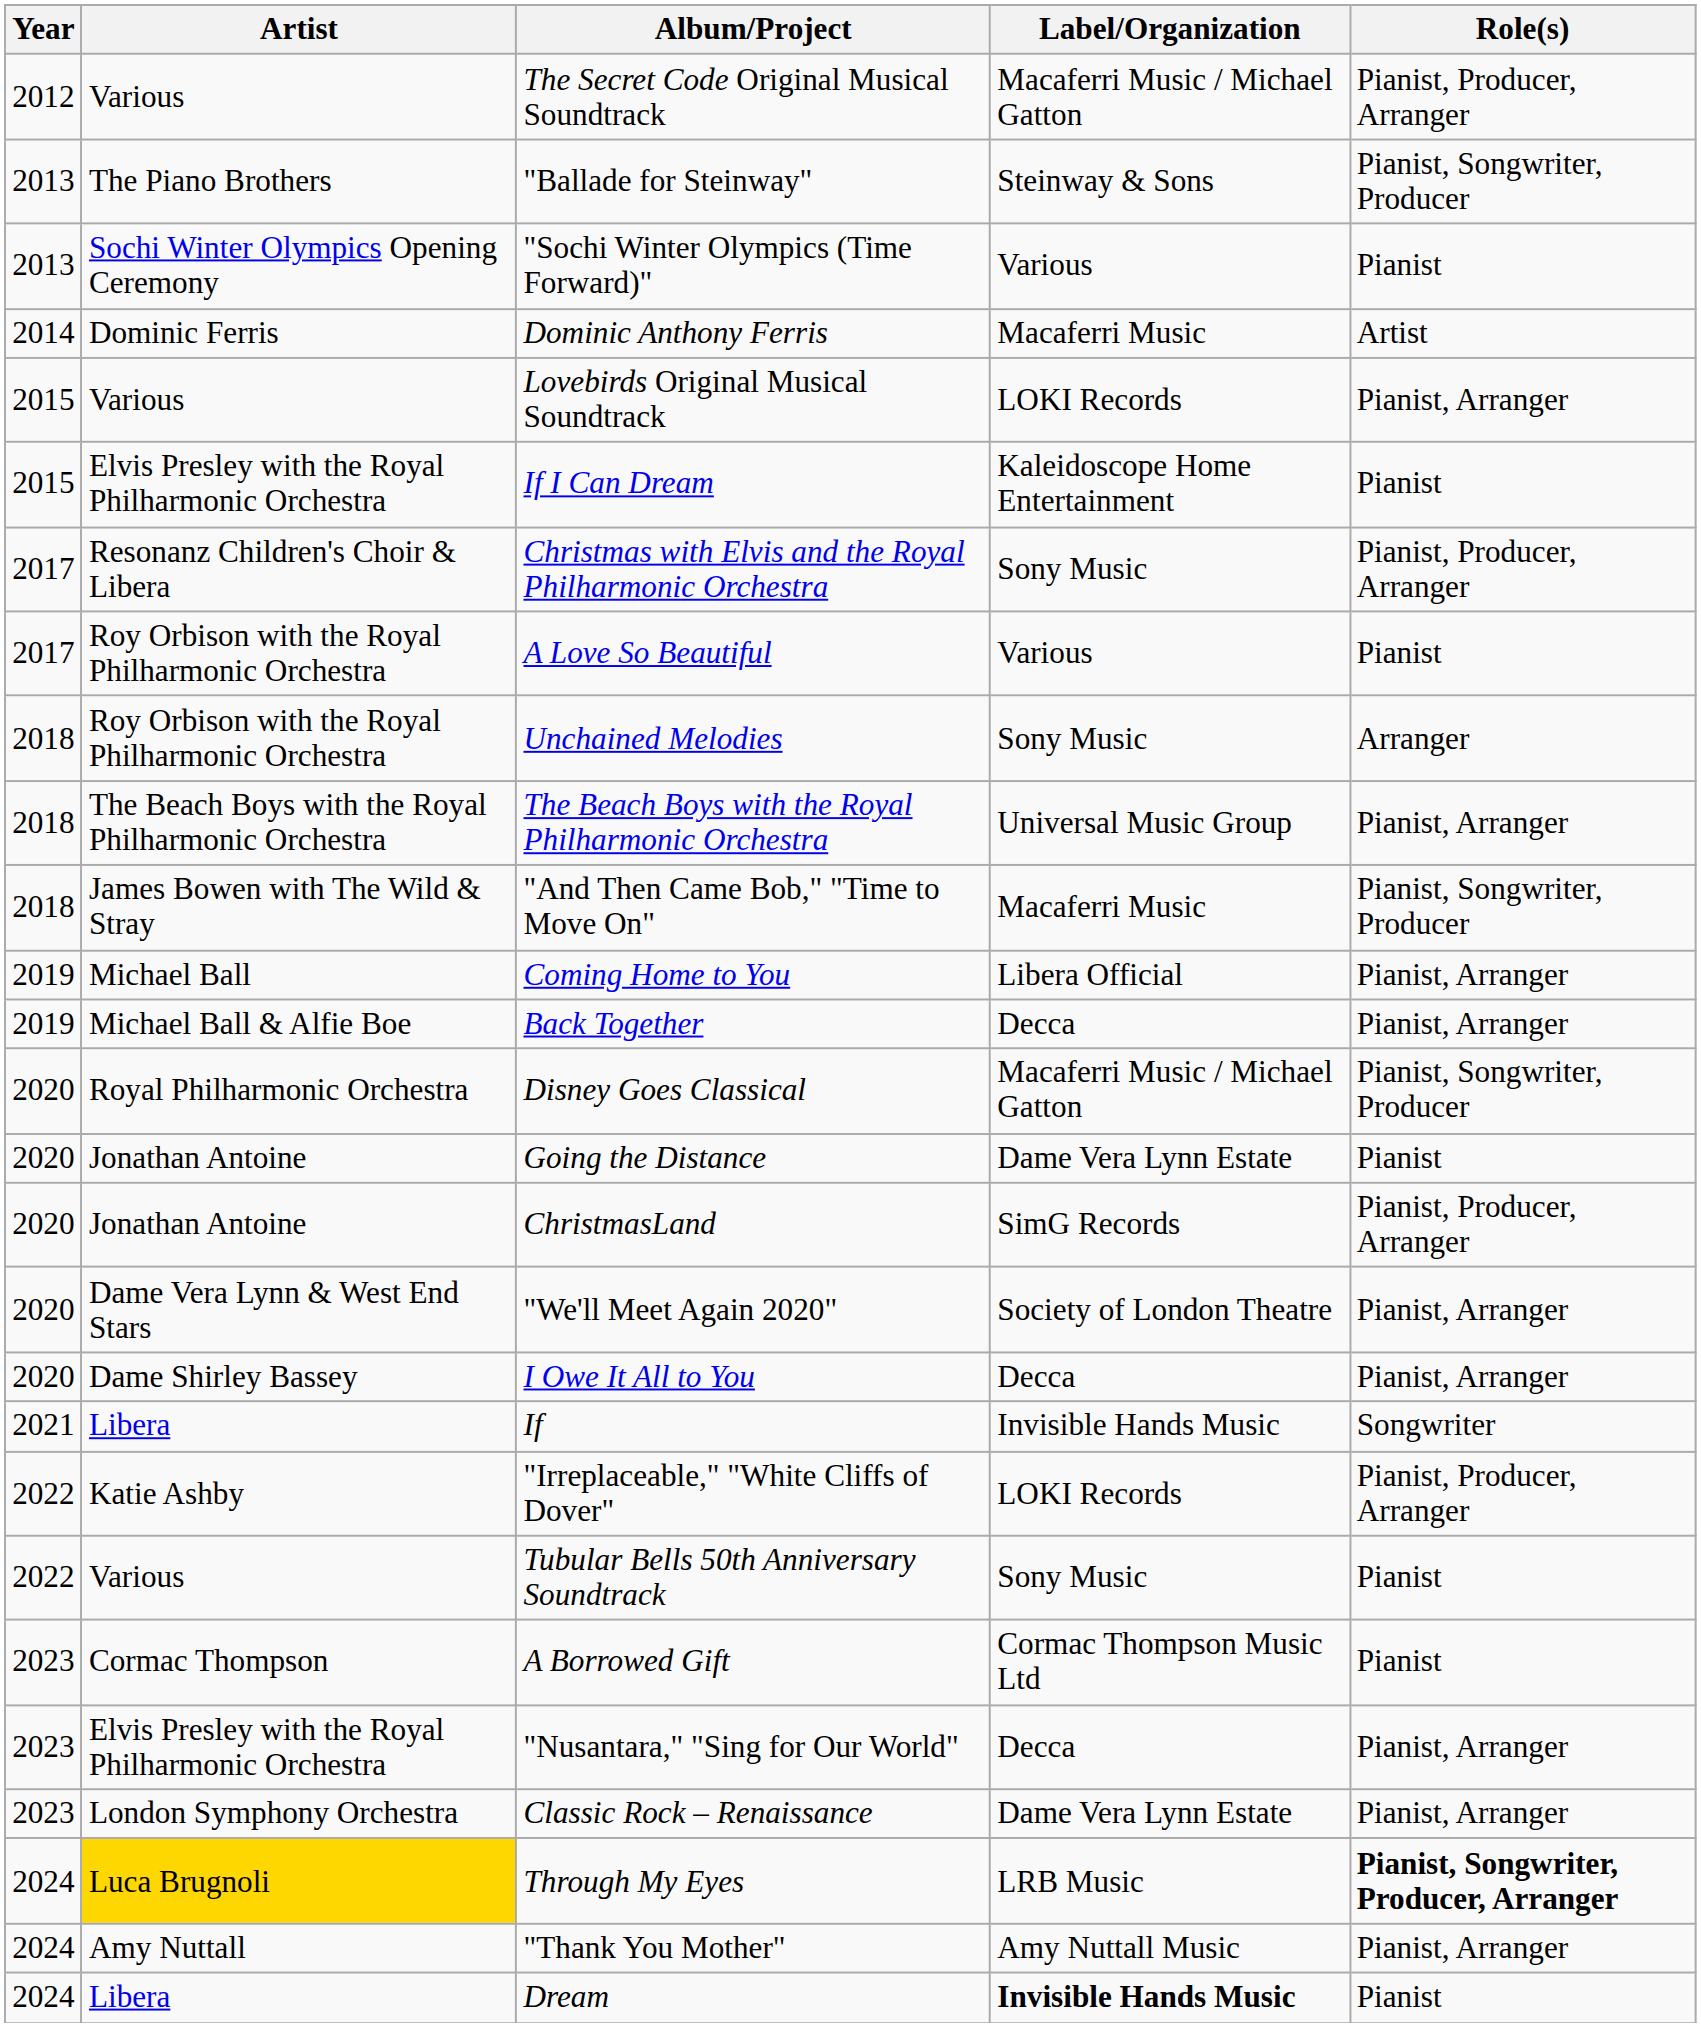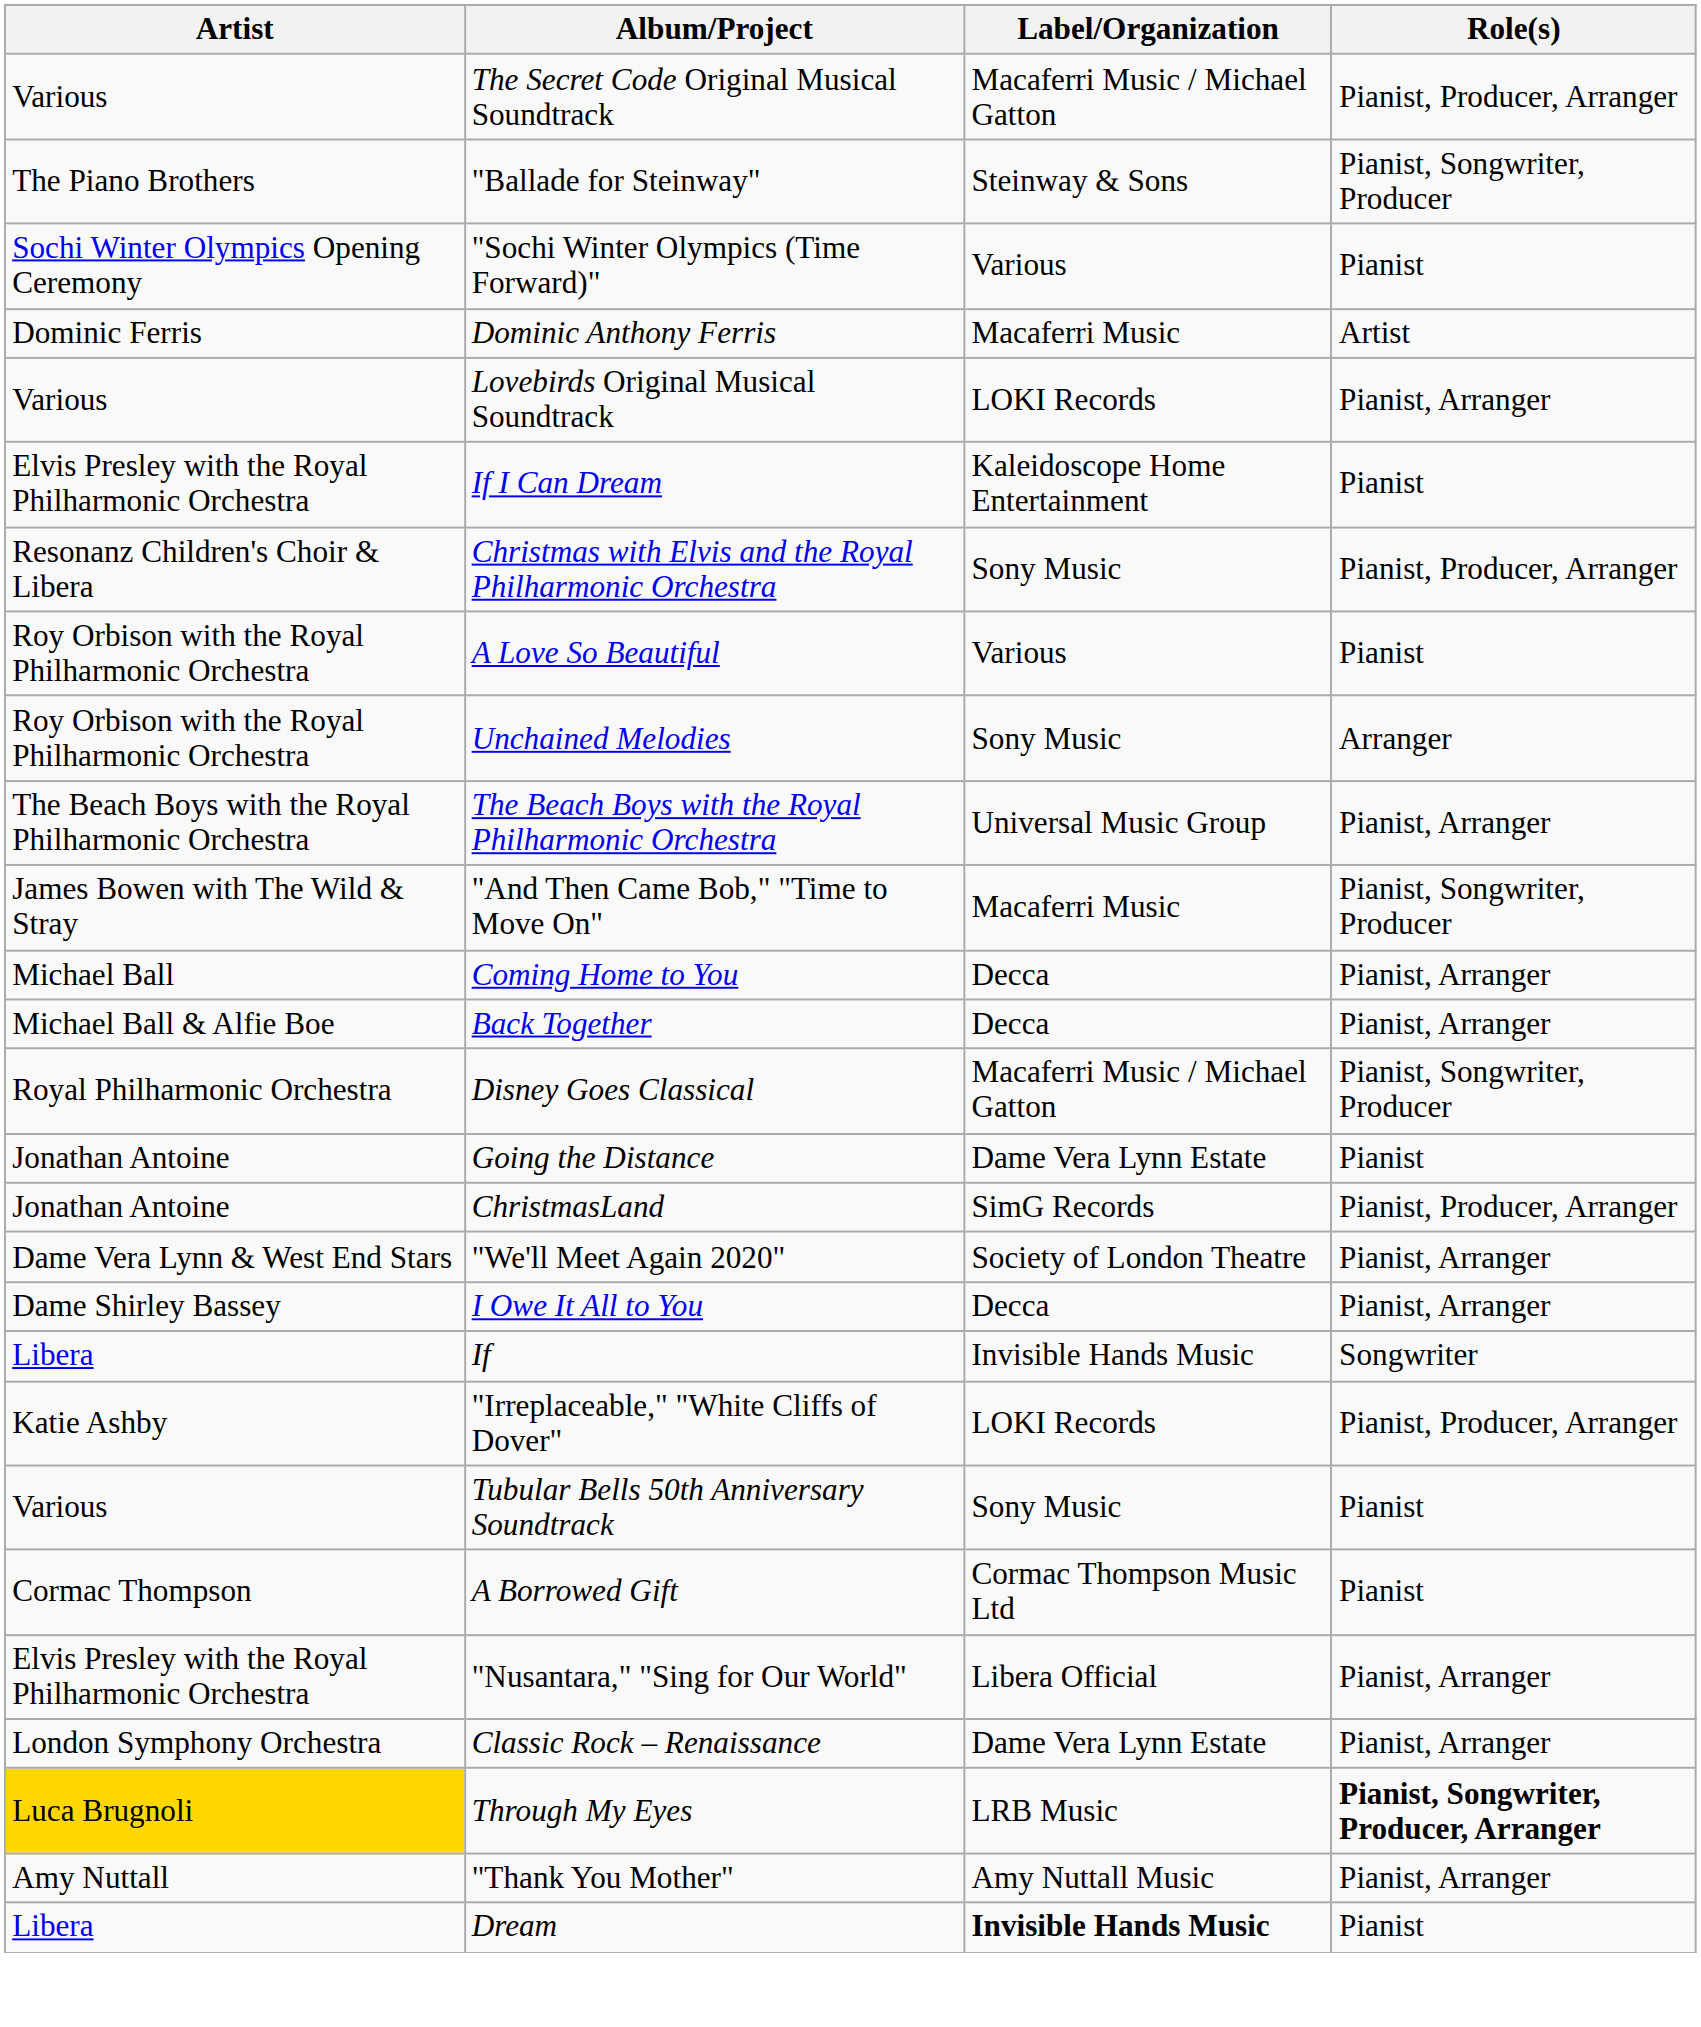- column: (43, 29)
(1090, 974) Libera Official -> (1010, 974) Decca
(1036, 1746) Decca -> (1064, 1676) Libera Official
